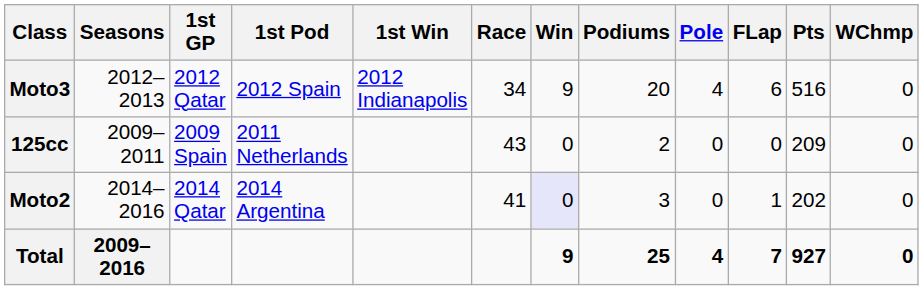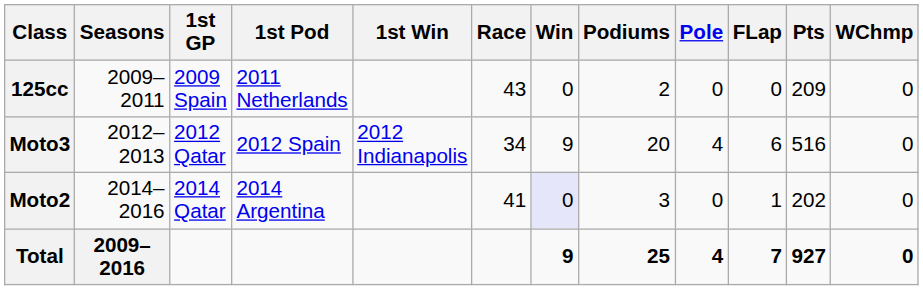rows swapped: (40, 144) <-> (40, 88)
